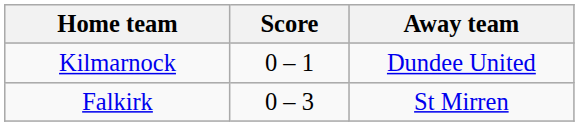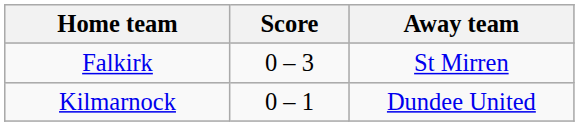rows swapped: (118, 101) <-> (117, 62)
